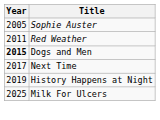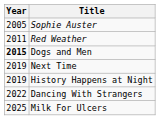(17, 66) 2017 -> (17, 66) 2019
+ row: (87, 94)
